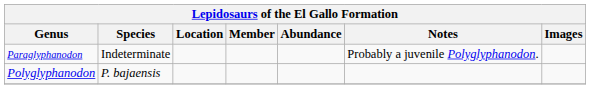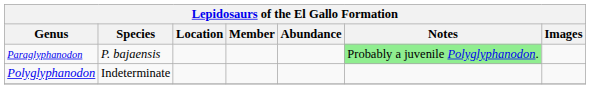(136, 53) Indeterminate -> (131, 53) P. bajaensis
(443, 53) no background -> (443, 53) lightgreen background
(131, 73) P. bajaensis -> (136, 73) Indeterminate
